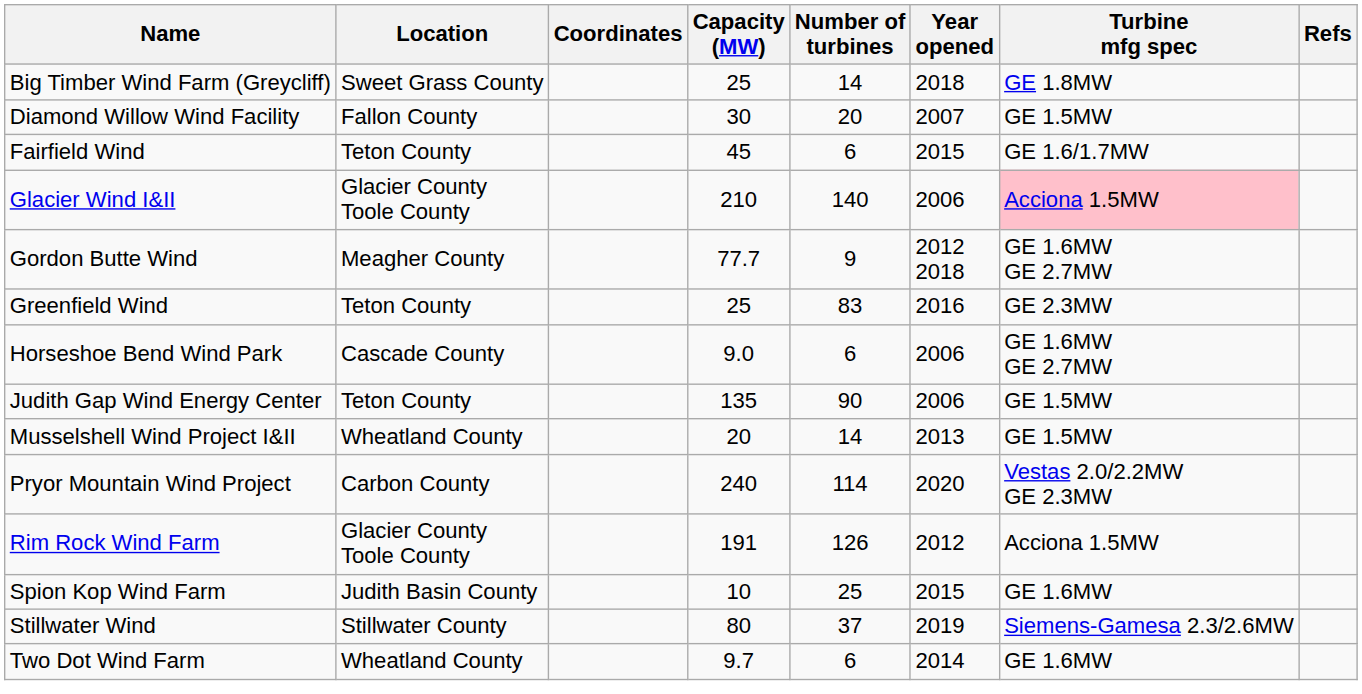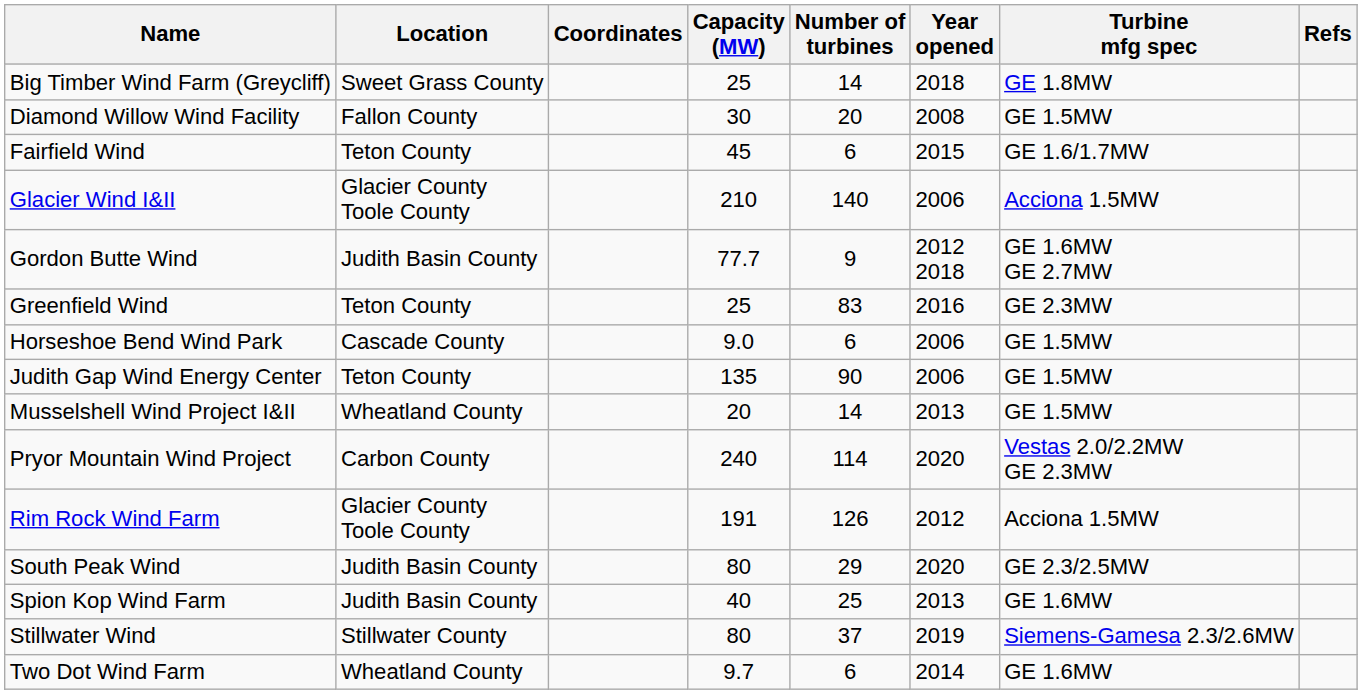(940, 116) 2007 -> (940, 116) 2008
(1081, 199) pink background -> (1081, 199) no background
(423, 259) Meagher County -> (439, 259) Judith Basin County
(1058, 354) GE 1.6MW GE 2.7MW -> (1058, 341) GE 1.5MW
+ row: (95, 566)
(739, 591) 10 -> (739, 601) 40
(940, 591) 2015 -> (940, 601) 2013
